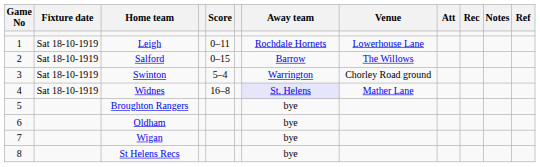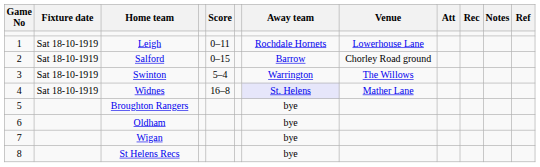(388, 59) The Willows -> (388, 59) Chorley Road ground
(388, 75) Chorley Road ground -> (388, 75) The Willows
